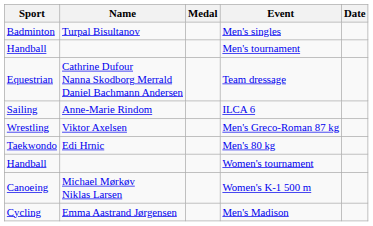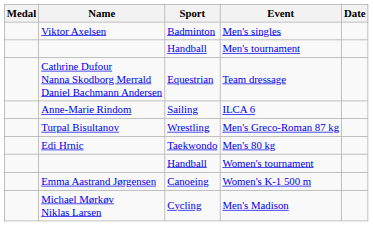columns swapped: (203, 13) <-> (32, 13)
(101, 31) Turpal Bisultanov -> (74, 31) Viktor Axelsen
(95, 128) Viktor Axelsen -> (80, 128) Turpal Bisultanov
(98, 187) Michael Mørkøv Niklas Larsen -> (99, 181) Emma Aastrand Jørgensen
(119, 212) Emma Aastrand Jørgensen -> (78, 205) Michael Mørkøv Niklas Larsen
